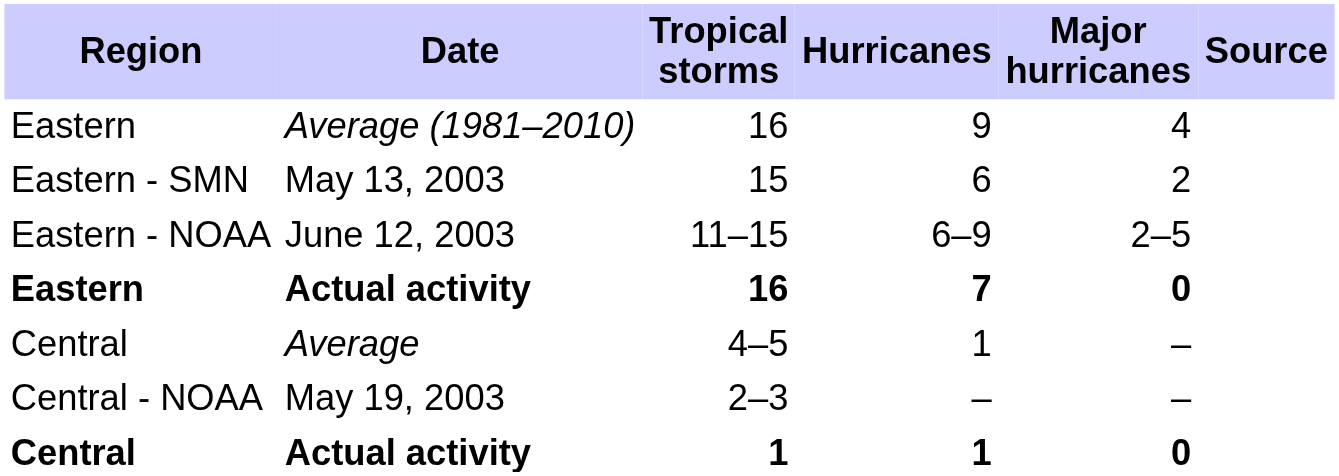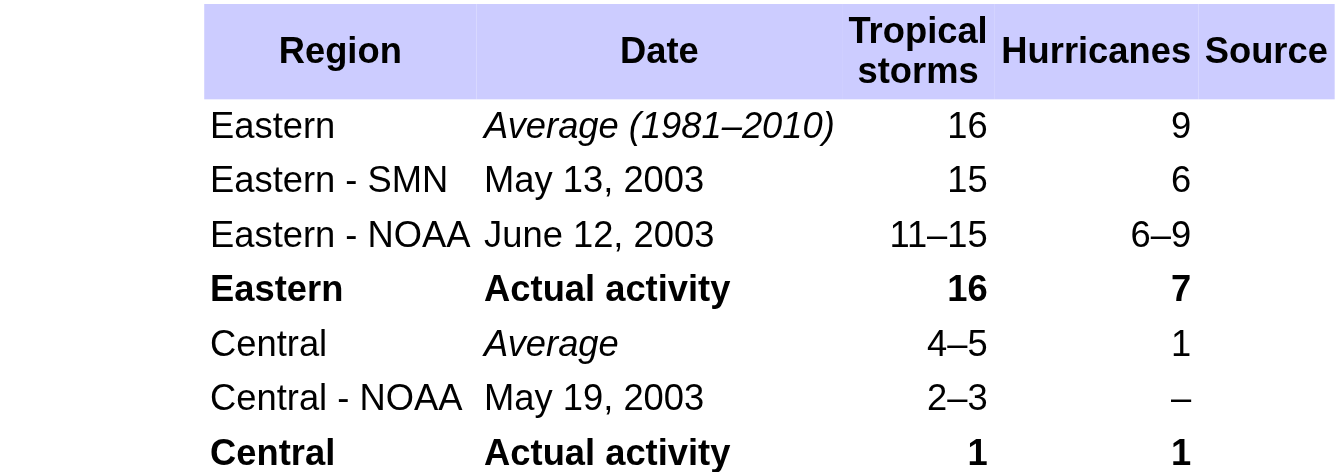- column: (1098, 51)
